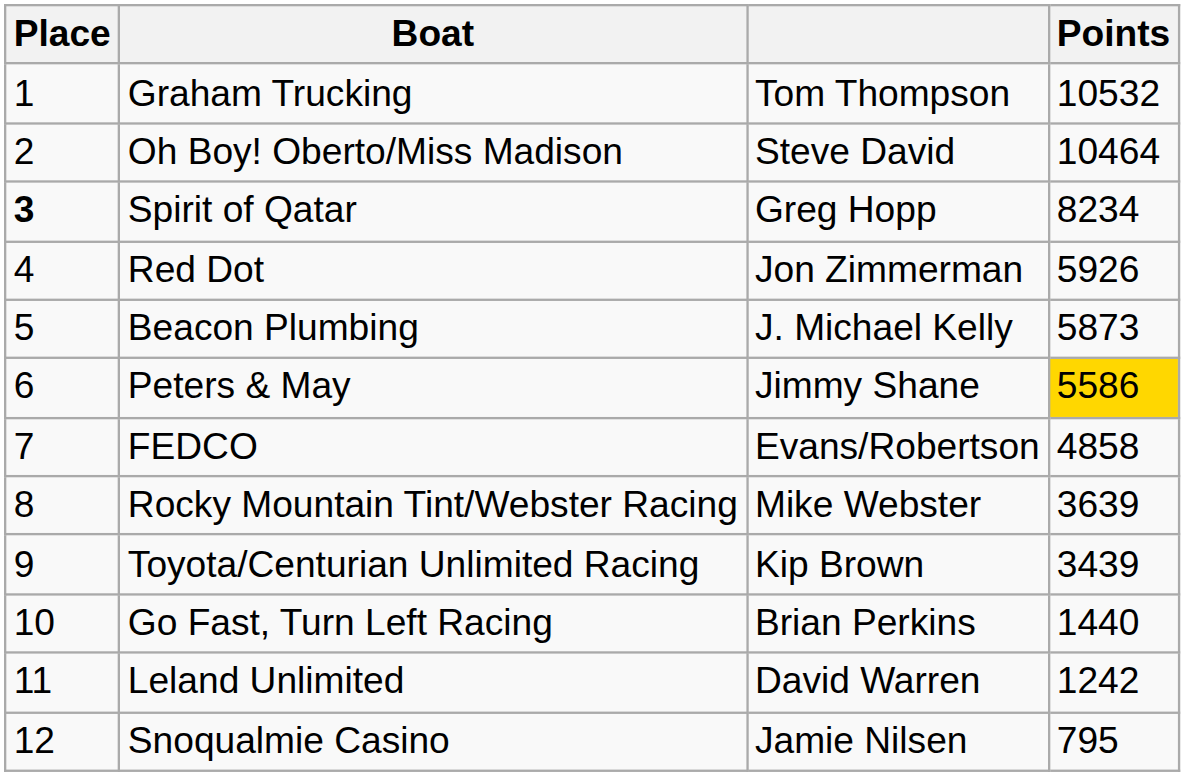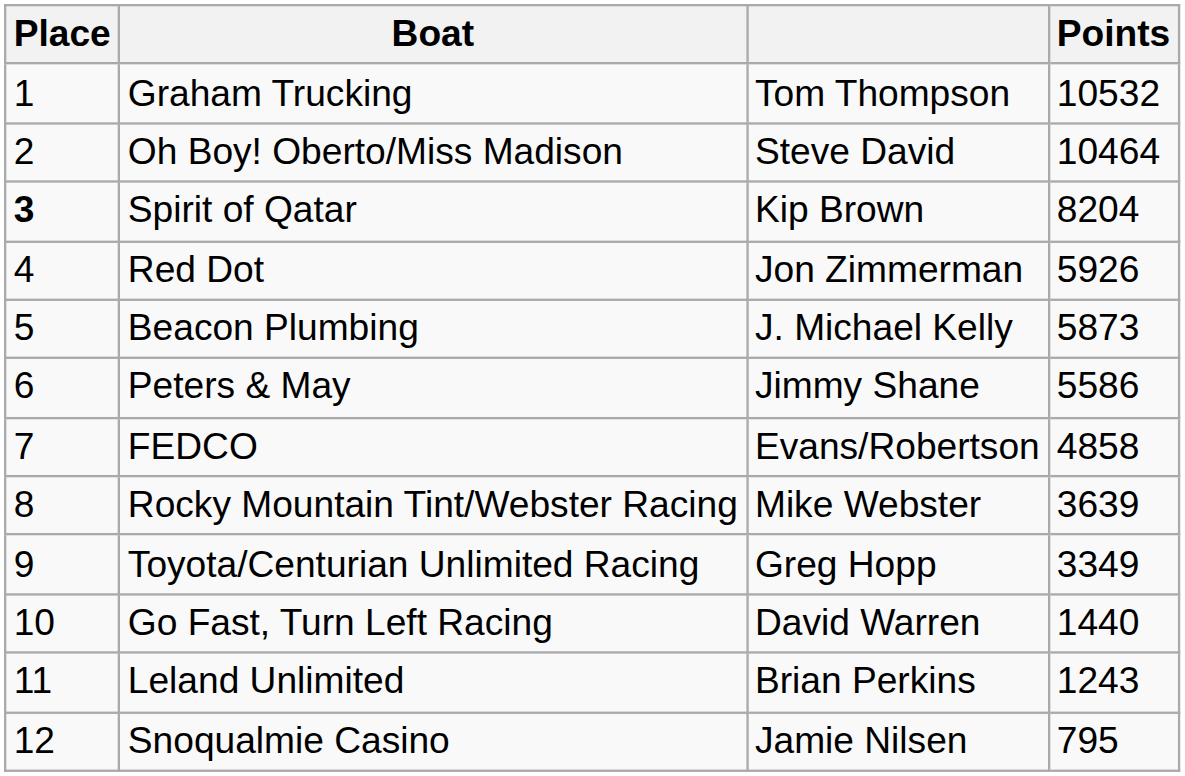(846, 210) Greg Hopp -> (840, 210) Kip Brown
(1098, 210) 8234 -> (1098, 210) 8204
(1098, 387) gold background -> (1098, 387) no background
(840, 563) Kip Brown -> (846, 563) Greg Hopp
(1098, 563) 3439 -> (1098, 563) 3349
(865, 622) Brian Perkins -> (868, 622) David Warren
(868, 681) David Warren -> (865, 681) Brian Perkins
(1098, 681) 1242 -> (1098, 681) 1243
